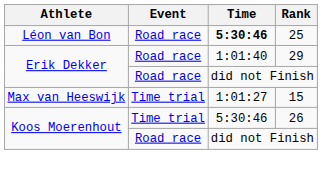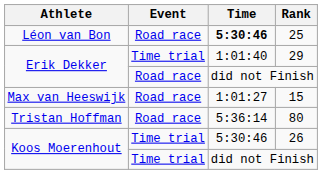(168, 56) Road race -> (168, 56) Time trial
(168, 97) Time trial -> (168, 97) Road race
+ row: (66, 118)
(168, 138) Road race -> (168, 159) Time trial
